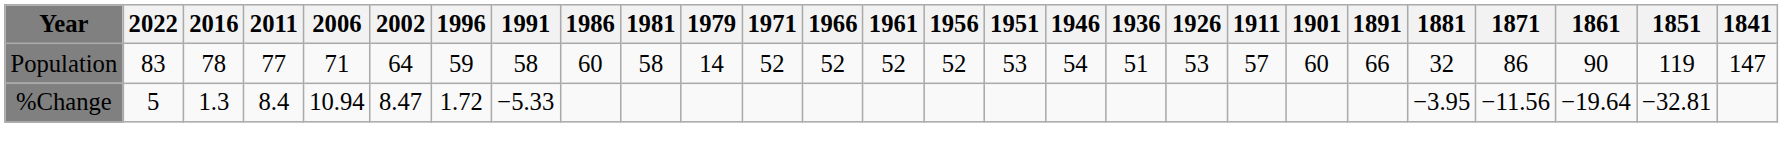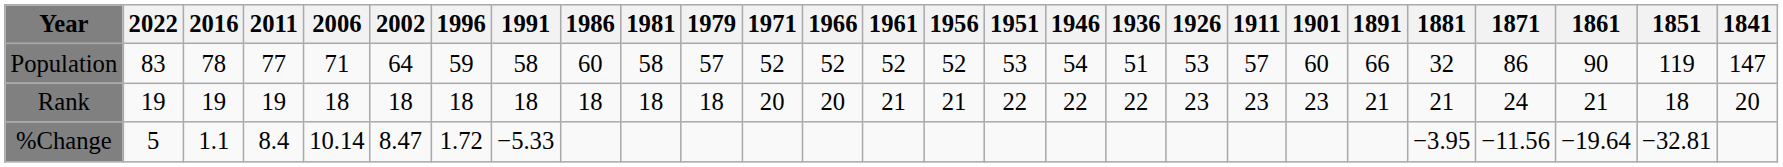(712, 63) 14 -> (712, 63) 57
+ row: (64, 102)
(214, 102) 1.3 -> (214, 141) 1.1
(337, 102) 10.94 -> (337, 141) 10.14
